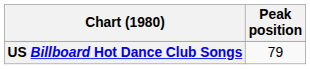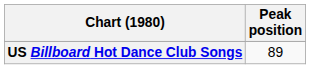(275, 52) 79 -> (275, 52) 89
